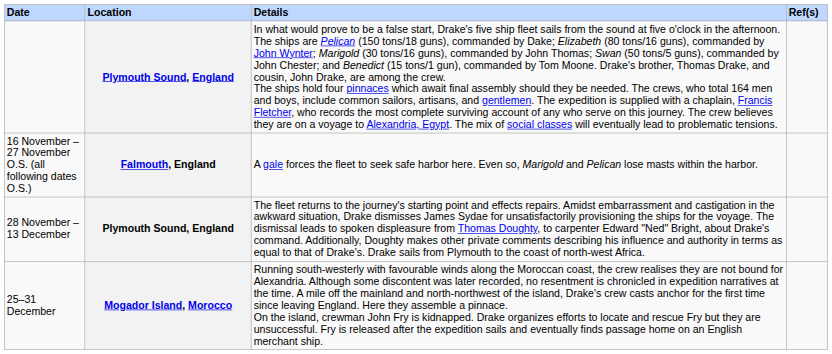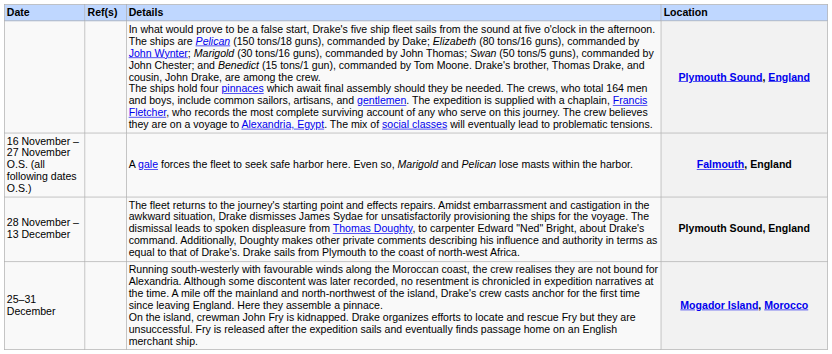columns swapped: (110, 12) <-> (804, 12)
